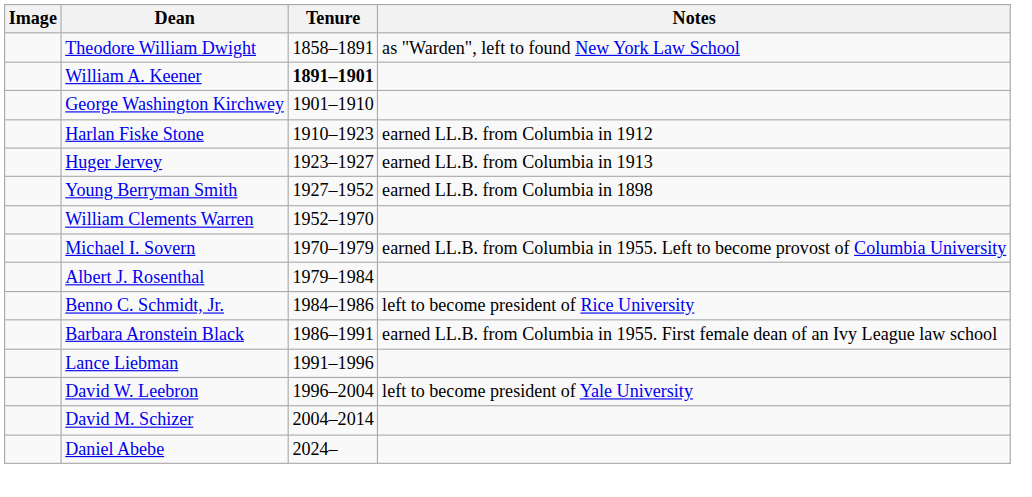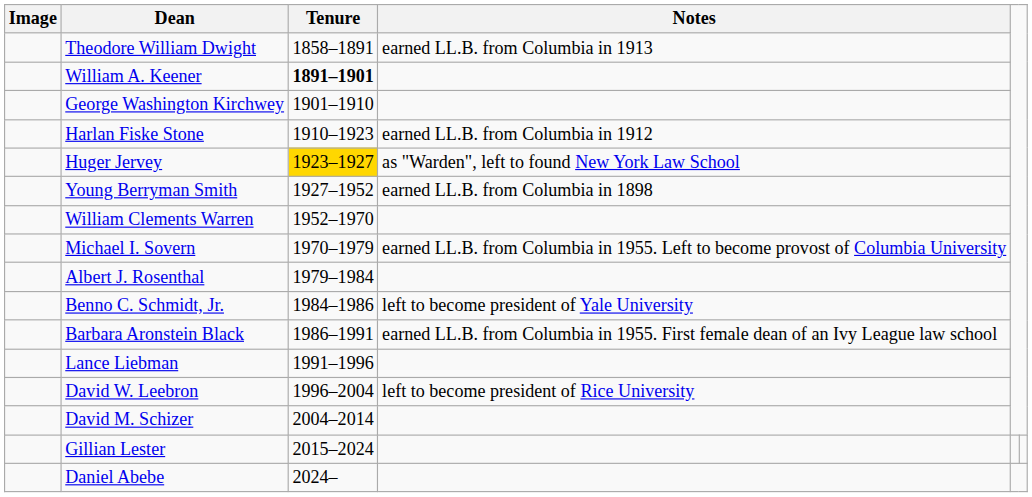(561, 47) as "Warden", left to found New York Law School -> (517, 47) earned LL.B. from Columbia in 1913
(333, 162) no background -> (333, 162) gold background
(517, 162) earned LL.B. from Columbia in 1913 -> (561, 162) as "Warden", left to found New York Law School
(538, 305) left to become president of Rice University -> (538, 305) left to become president of Yale University
(538, 391) left to become president of Yale University -> (538, 391) left to become president of Rice University
+ row: (115, 448)
